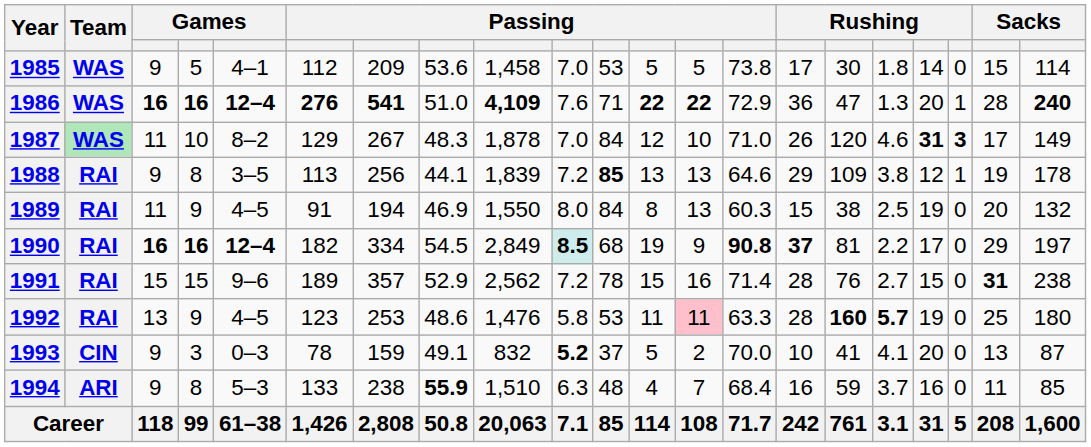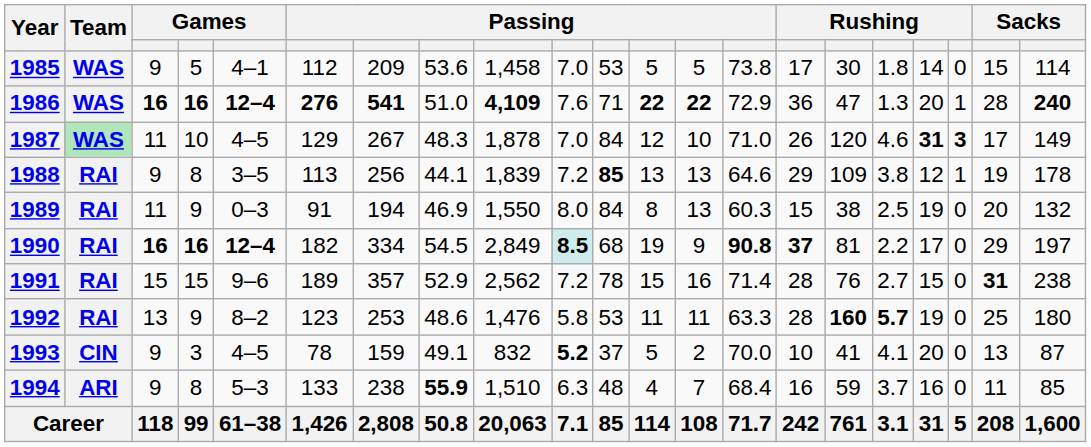(250, 139) 8–2 -> (250, 139) 4–5
(250, 210) 4–5 -> (250, 210) 0–3
(250, 316) 4–5 -> (250, 316) 8–2
(699, 316) pink background -> (699, 316) no background
(250, 352) 0–3 -> (250, 352) 4–5
